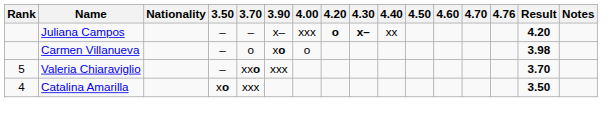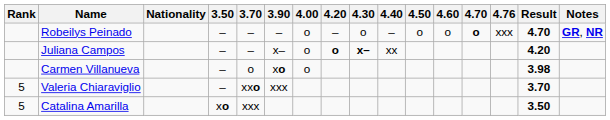+ row: (86, 32)
(307, 32) xxx -> (307, 51) o
(21, 88) 4 -> (21, 106) 5
